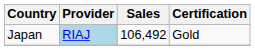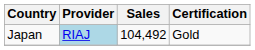(143, 34) 106,492 -> (143, 34) 104,492
